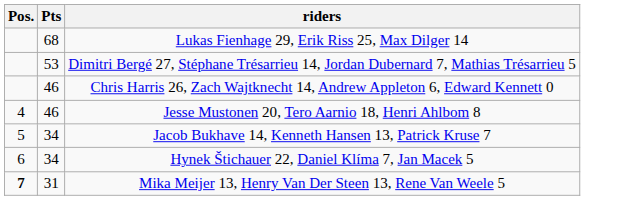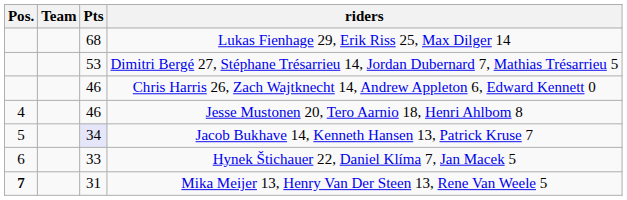+ column: (59, 16)
(51, 135) no background -> (94, 135) lavender background
(51, 159) 34 -> (94, 159) 33
